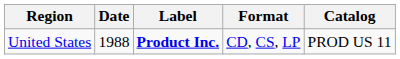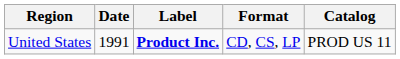(114, 41) 1988 -> (114, 41) 1991
